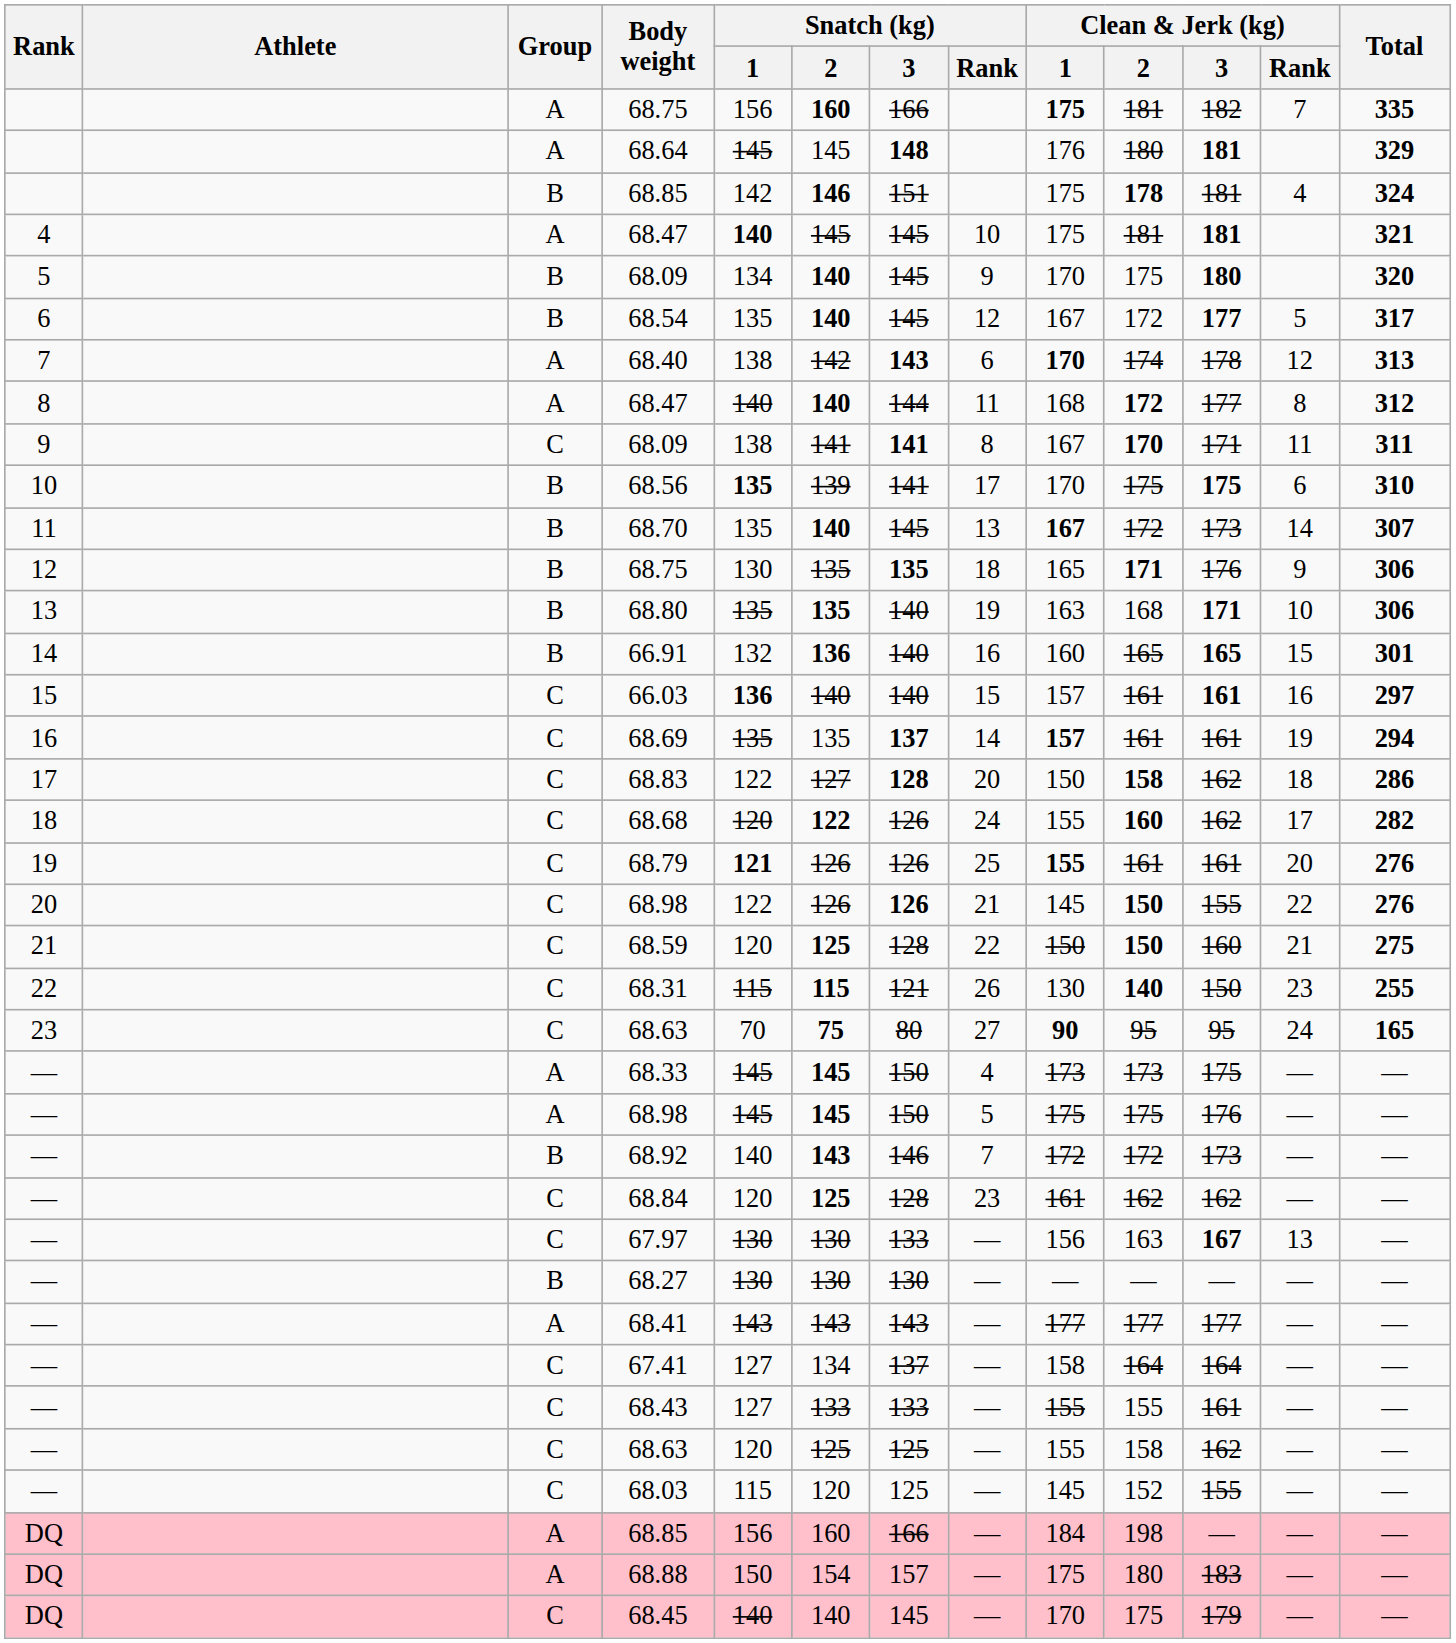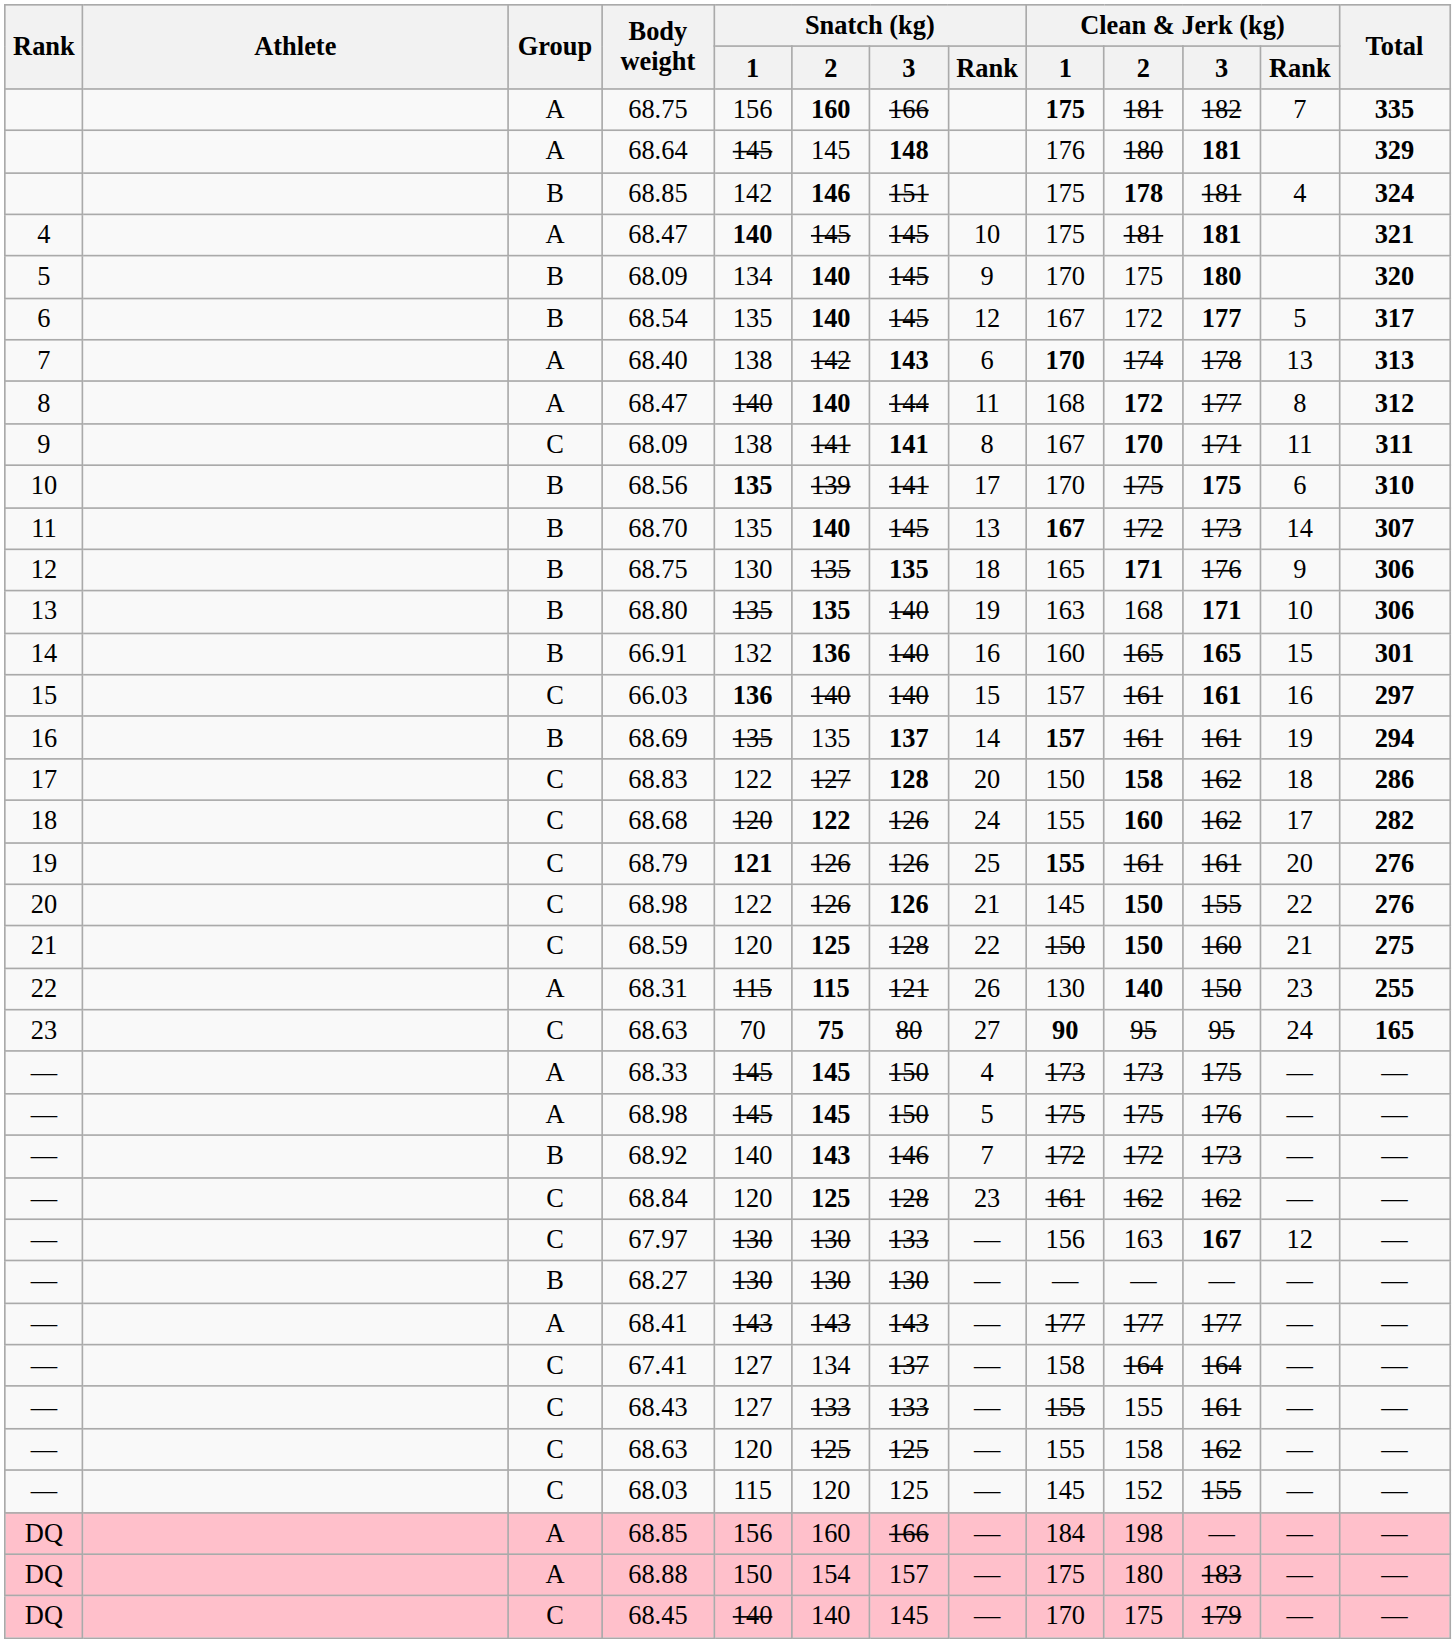(1300, 360) 12 -> (1300, 360) 13
(555, 737) C -> (555, 737) B
(555, 988) C -> (555, 988) A
(1300, 1239) 13 -> (1300, 1239) 12
